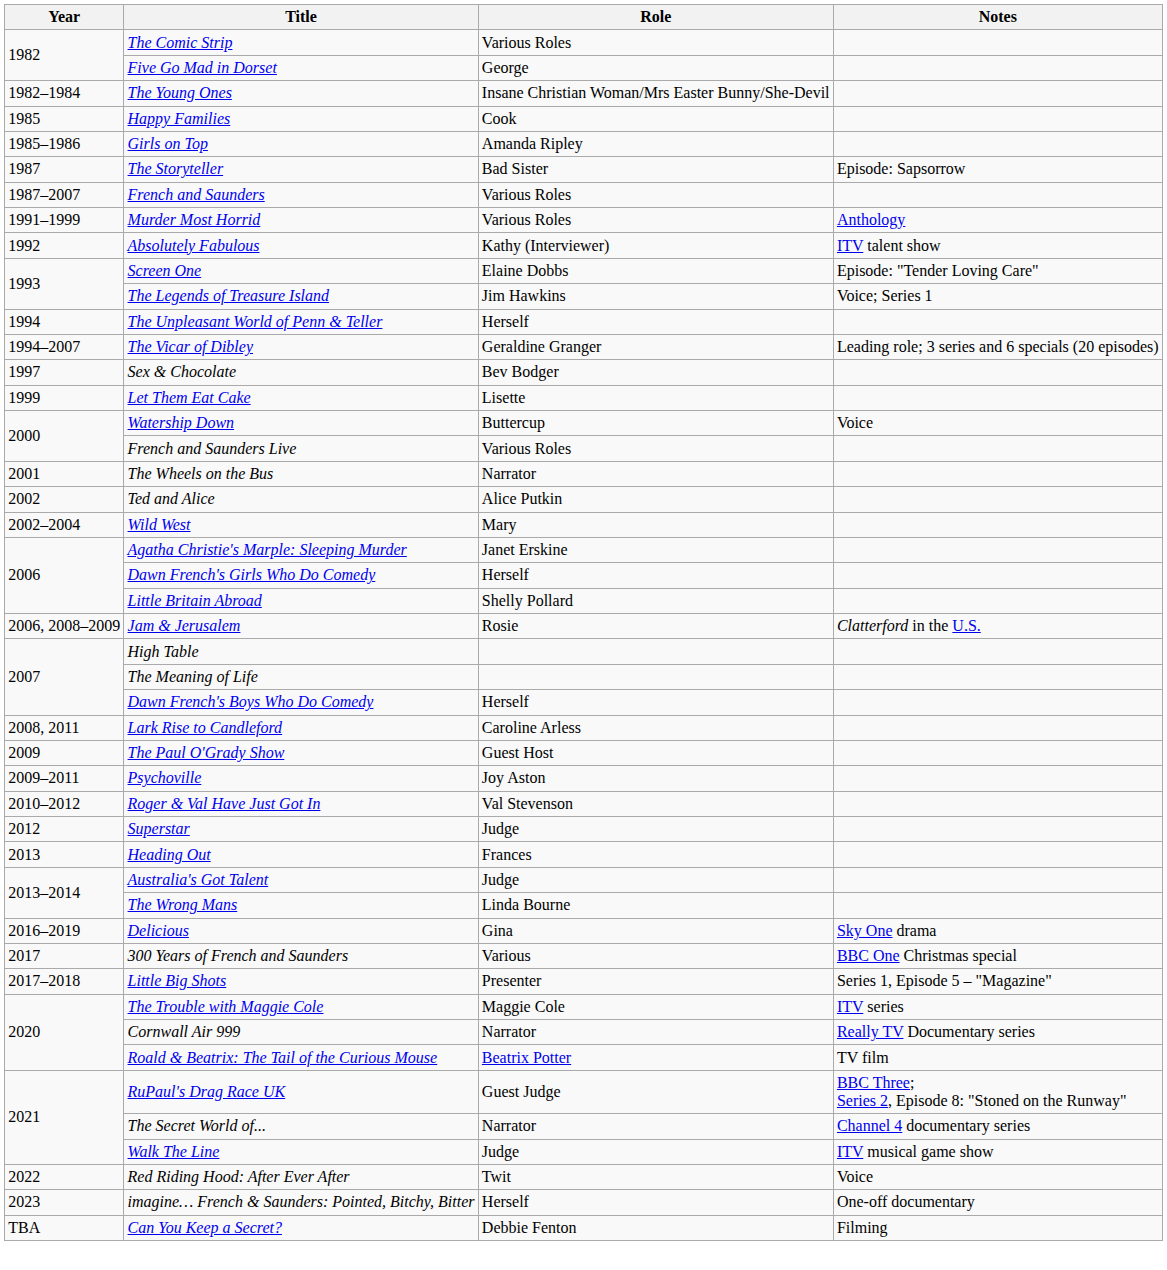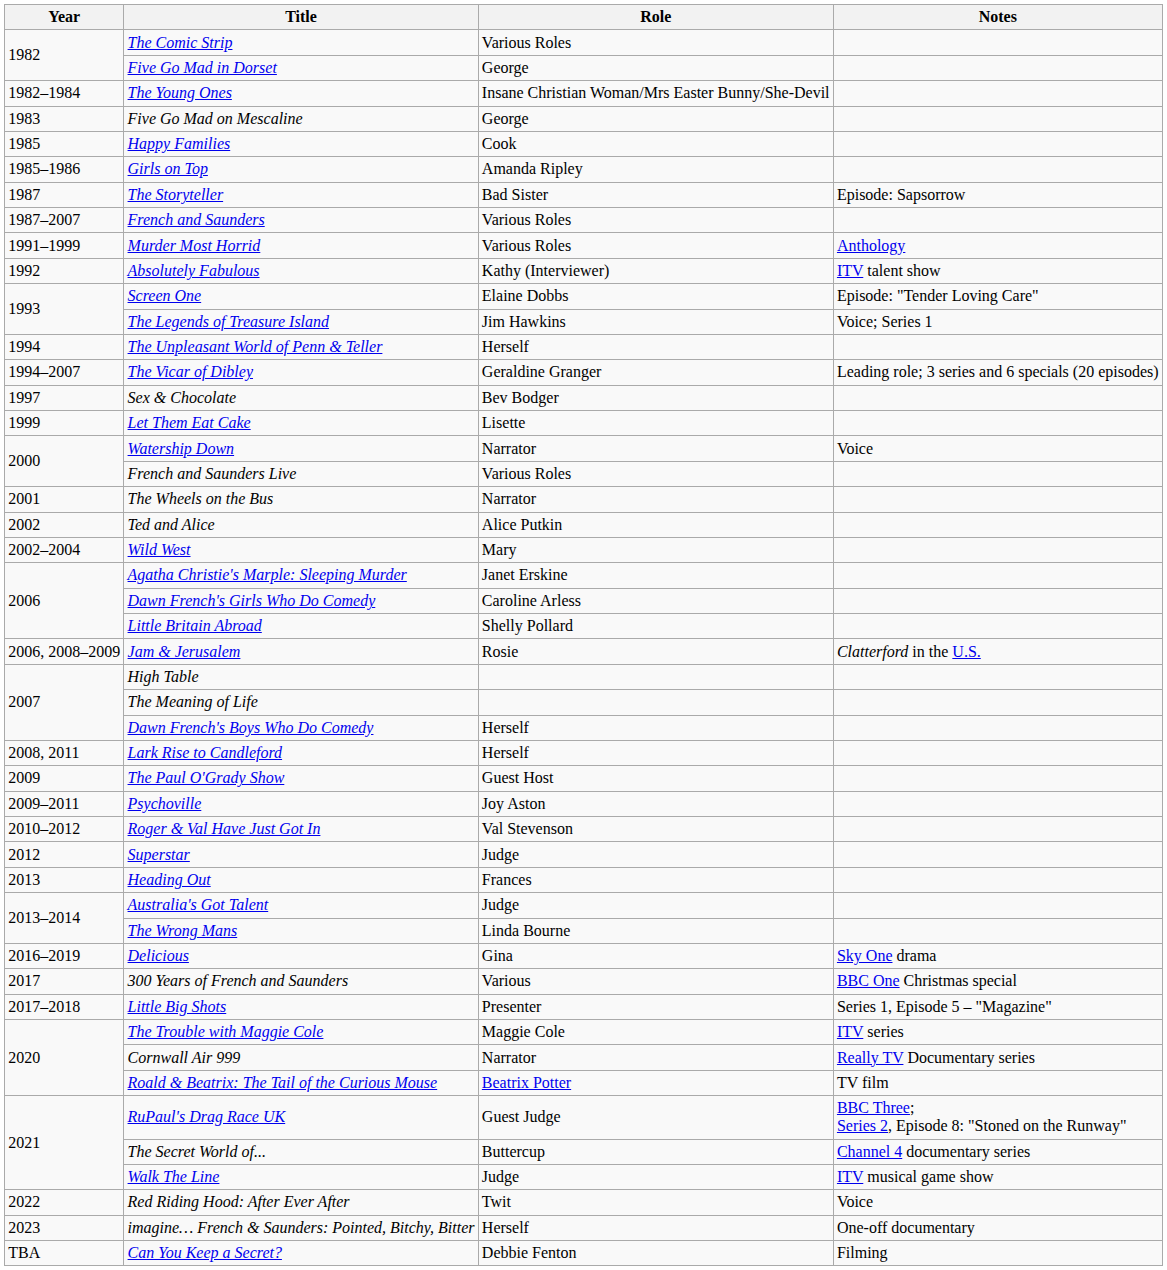+ row: (215, 118)
(513, 423) Buttercup -> (509, 448) Narrator
(505, 575) Herself -> (531, 600) Caroline Arless
(531, 727) Caroline Arless -> (505, 753) Herself
(509, 1126) Narrator -> (513, 1151) Buttercup
